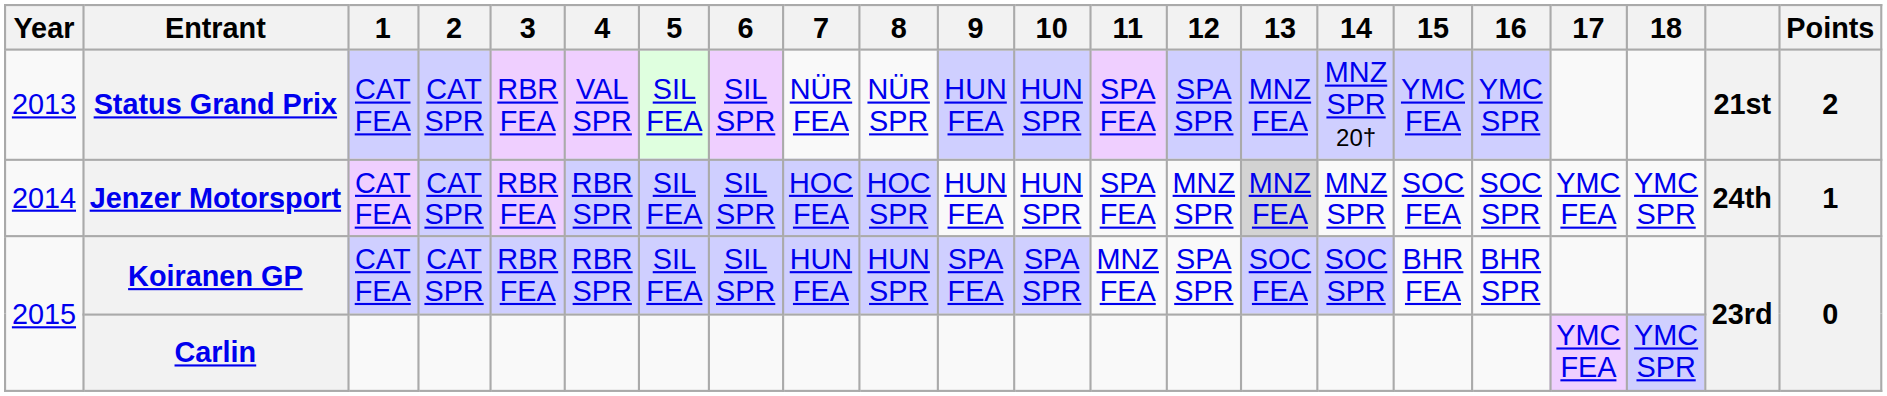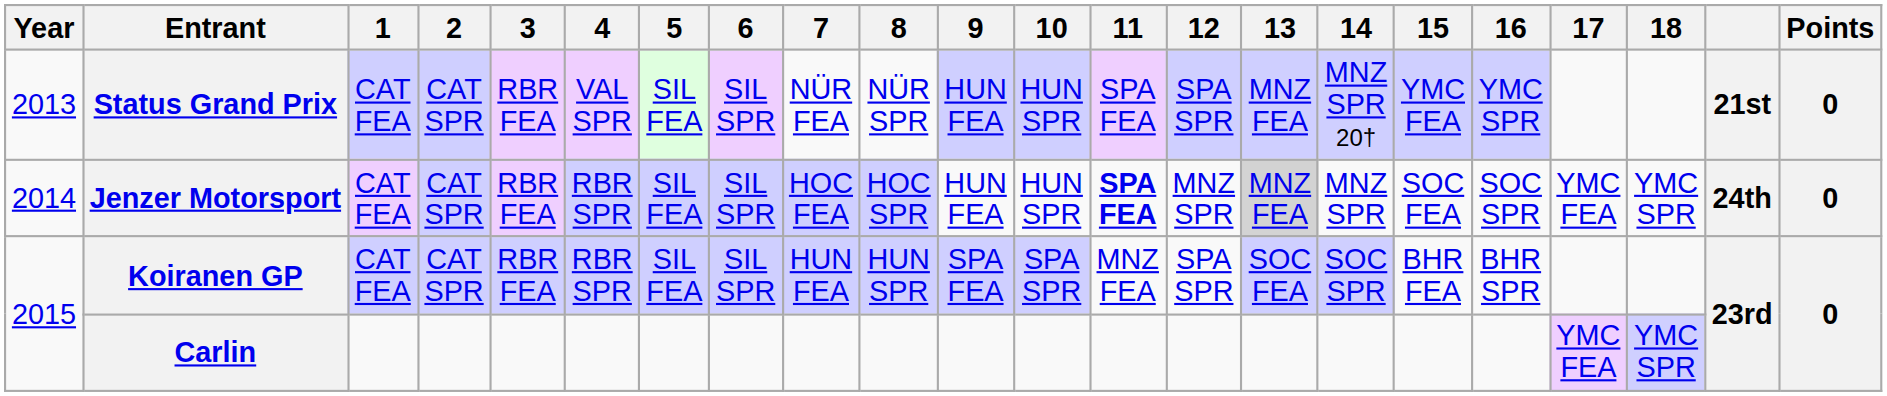(1830, 105) 2 -> (1830, 105) 0
(1128, 198) normal -> (1128, 198) bold
(1830, 198) 1 -> (1830, 198) 0
